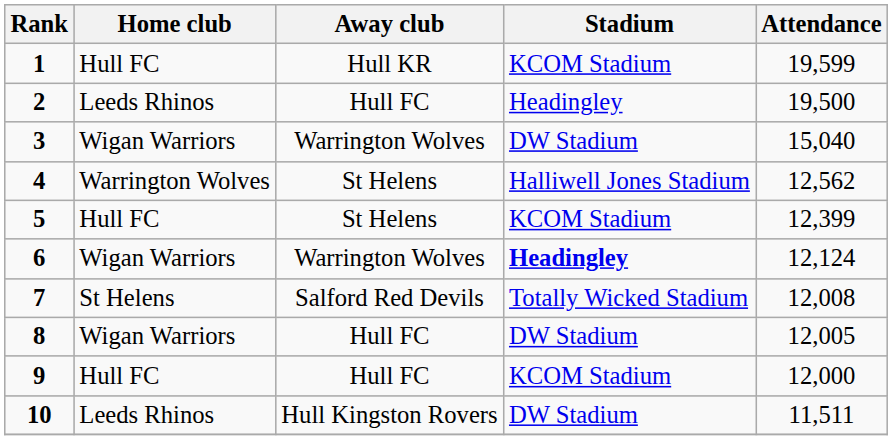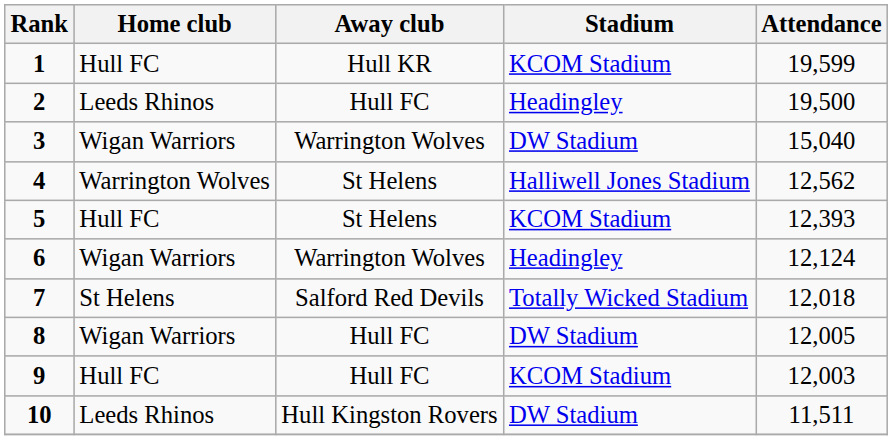(821, 219) 12,399 -> (821, 219) 12,393
(569, 258) bold -> (566, 258) normal
(821, 297) 12,008 -> (821, 297) 12,018
(821, 375) 12,000 -> (821, 375) 12,003
